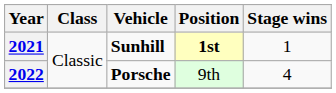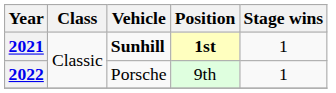(141, 74) bold -> (139, 74) normal
(287, 74) 4 -> (283, 74) 1
